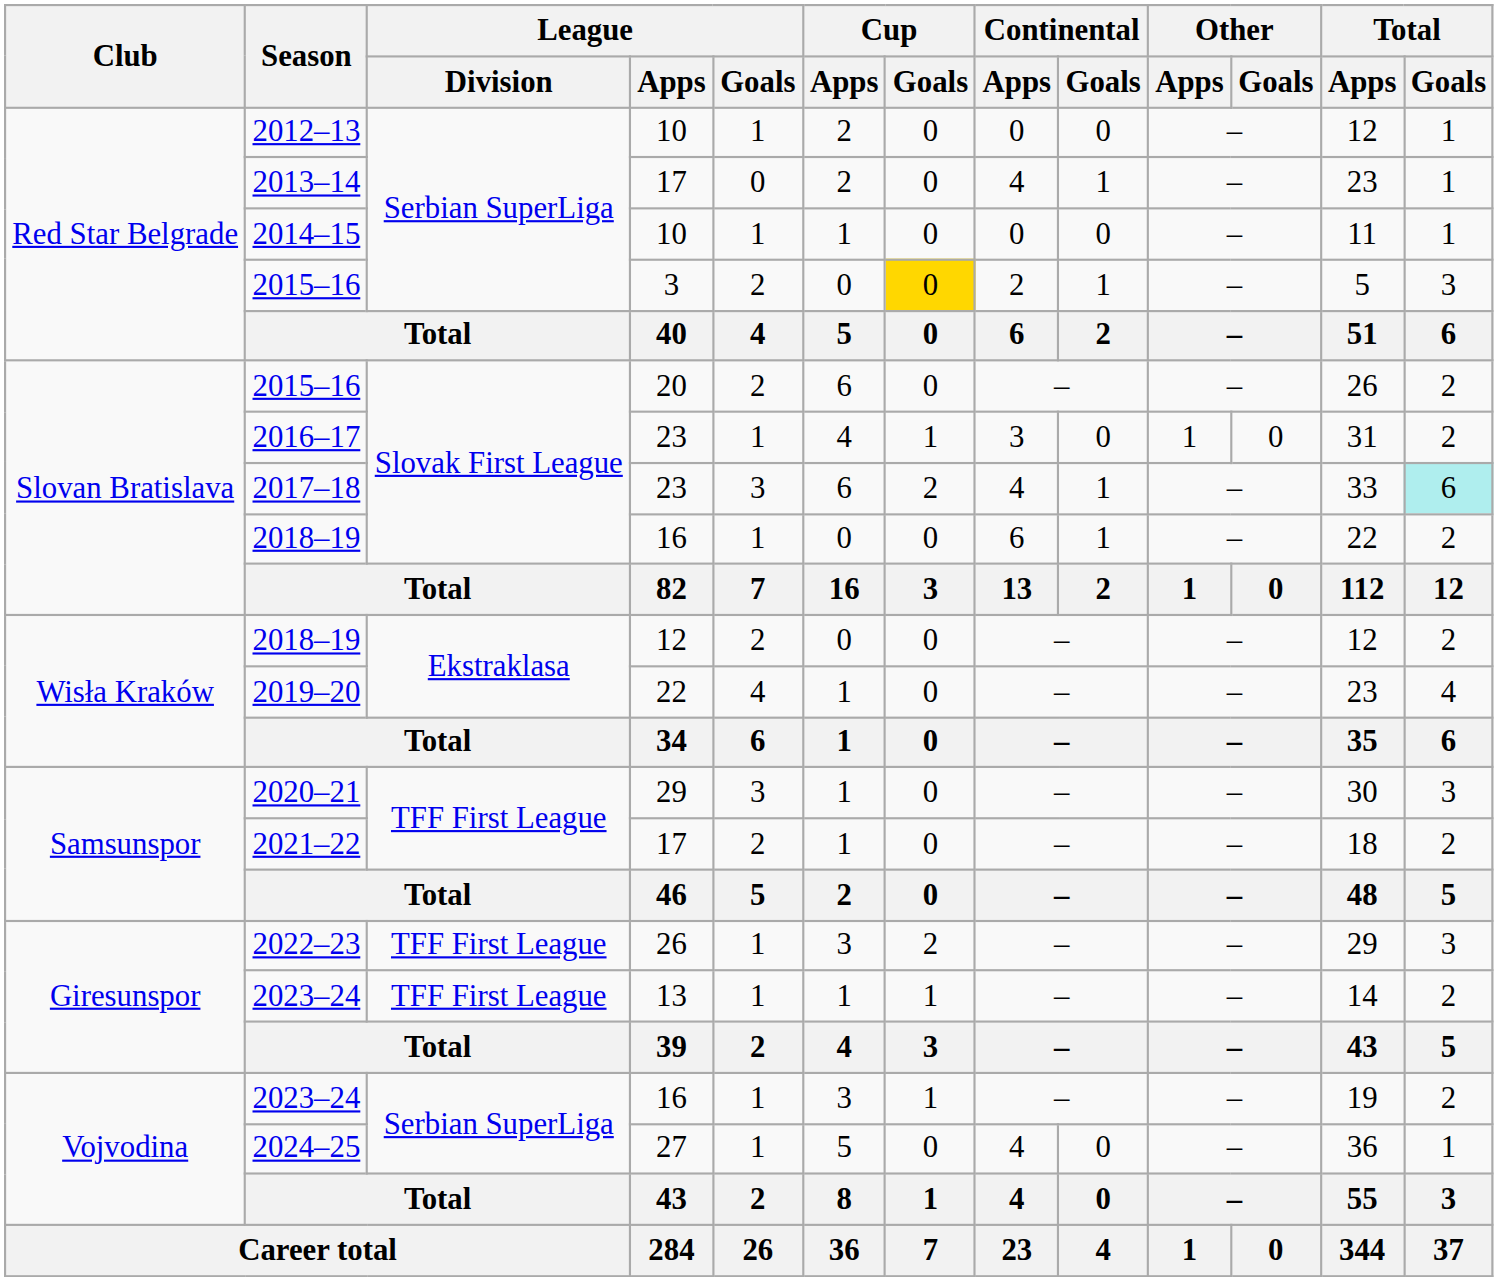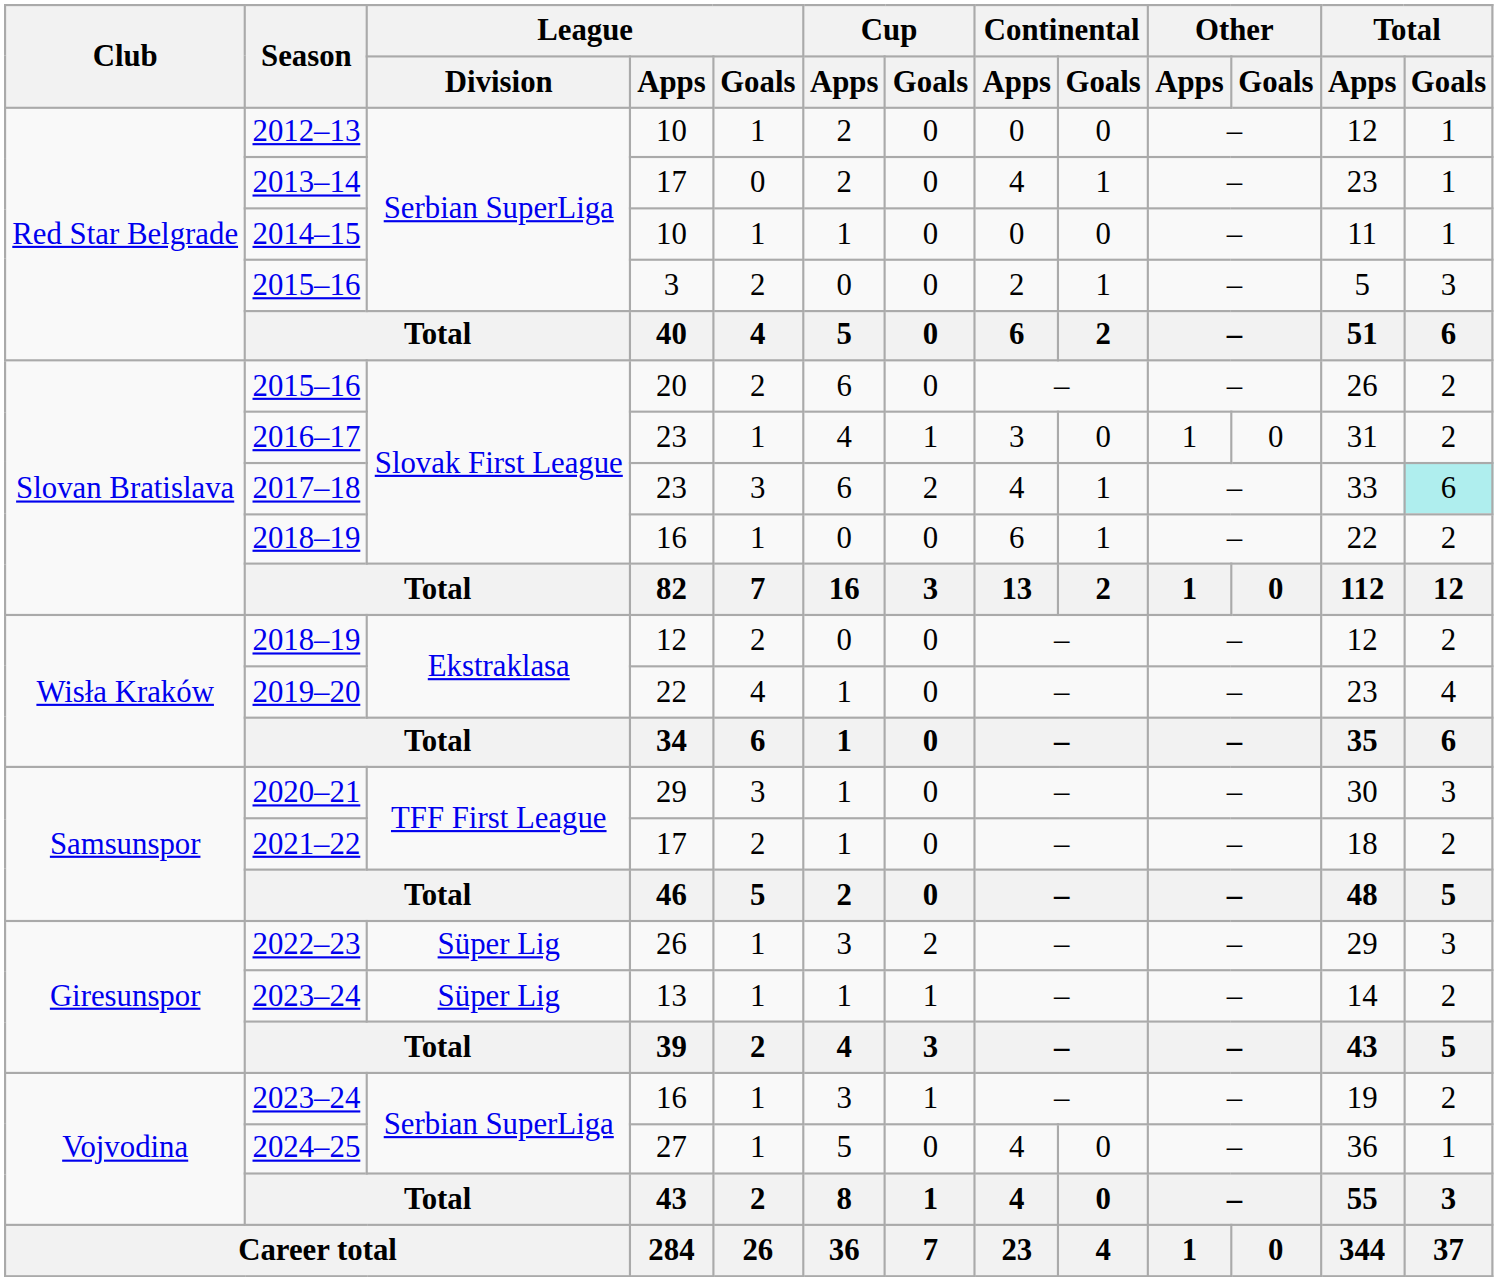(930, 284) gold background -> (930, 284) no background
(499, 945) TFF First League -> (499, 945) Süper Lig
(499, 995) TFF First League -> (499, 995) Süper Lig
